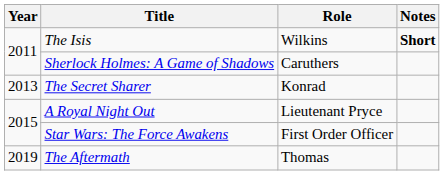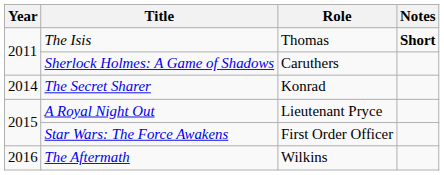(304, 39) Wilkins -> (305, 39) Thomas
(23, 87) 2013 -> (23, 87) 2014
(23, 157) 2019 -> (23, 157) 2016
(305, 157) Thomas -> (304, 157) Wilkins
